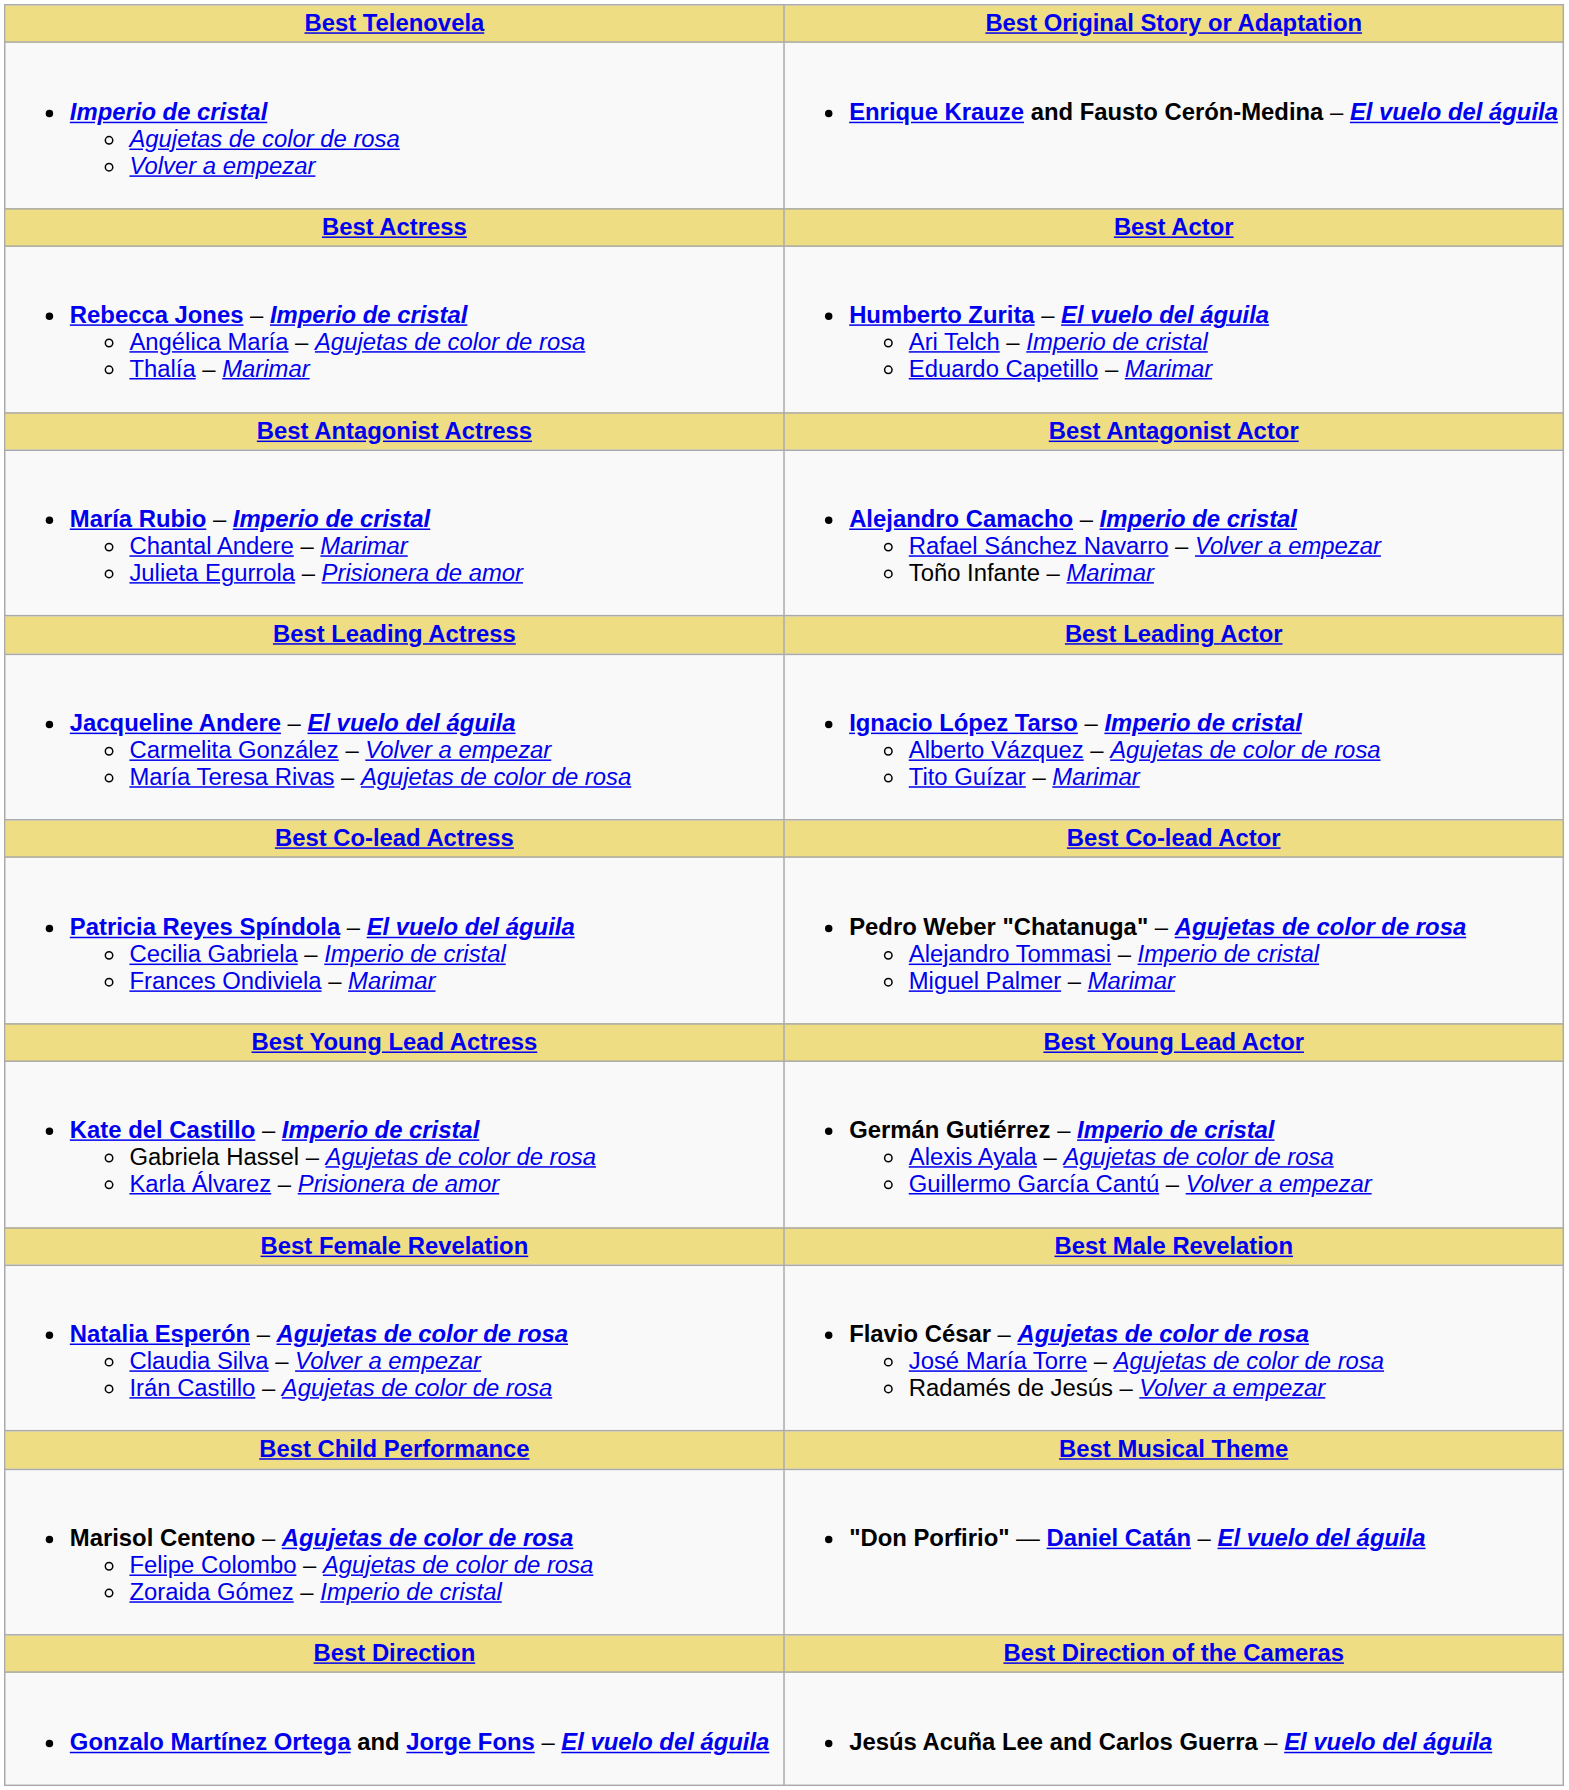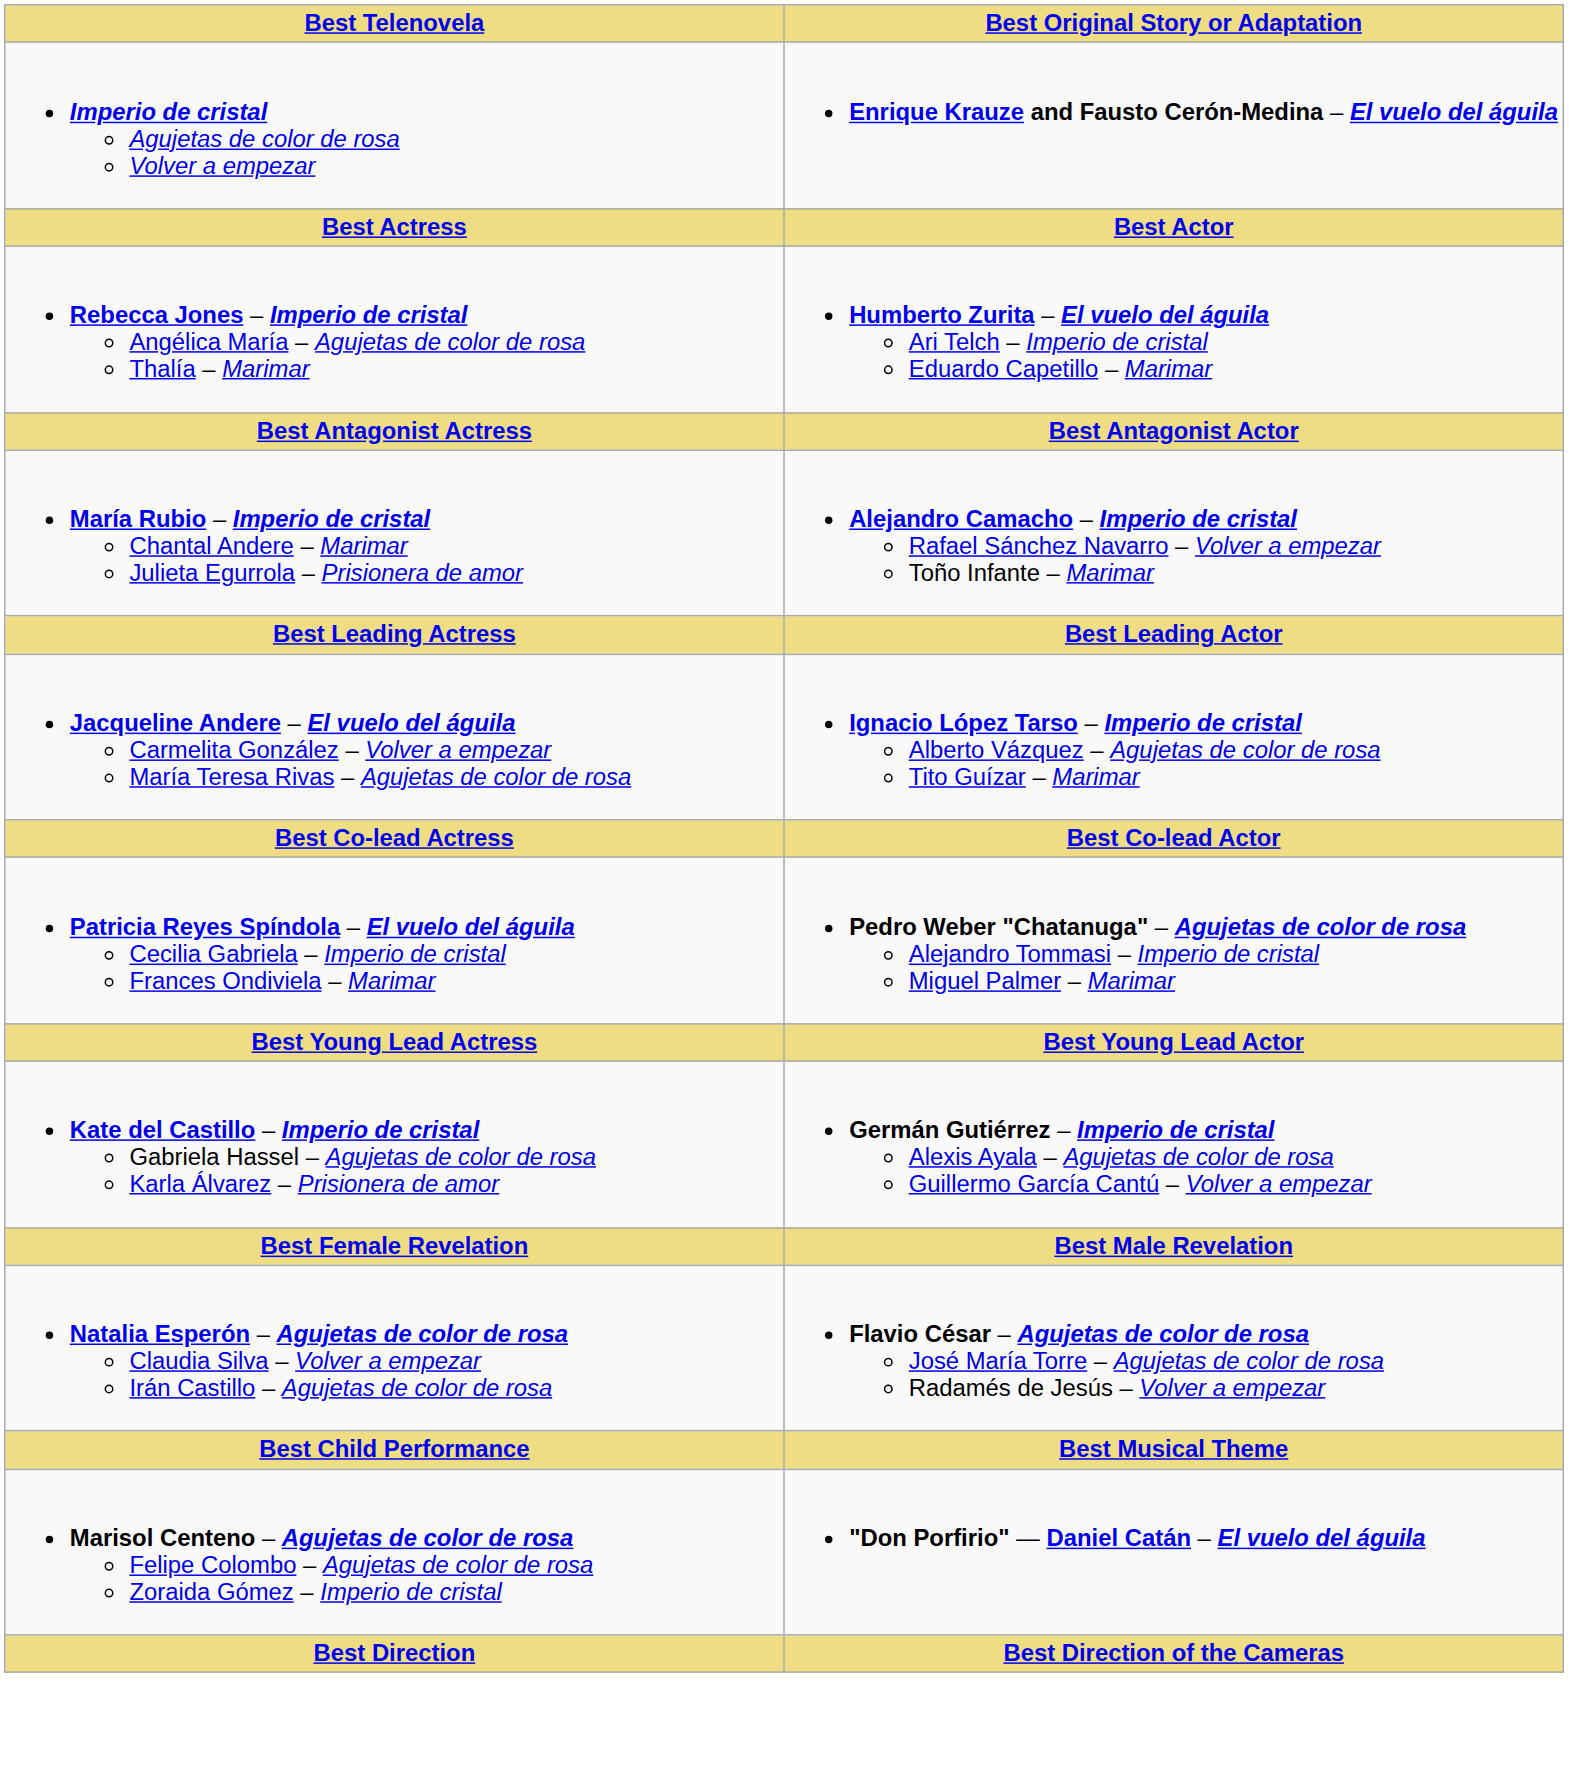- row: (394, 1742)
